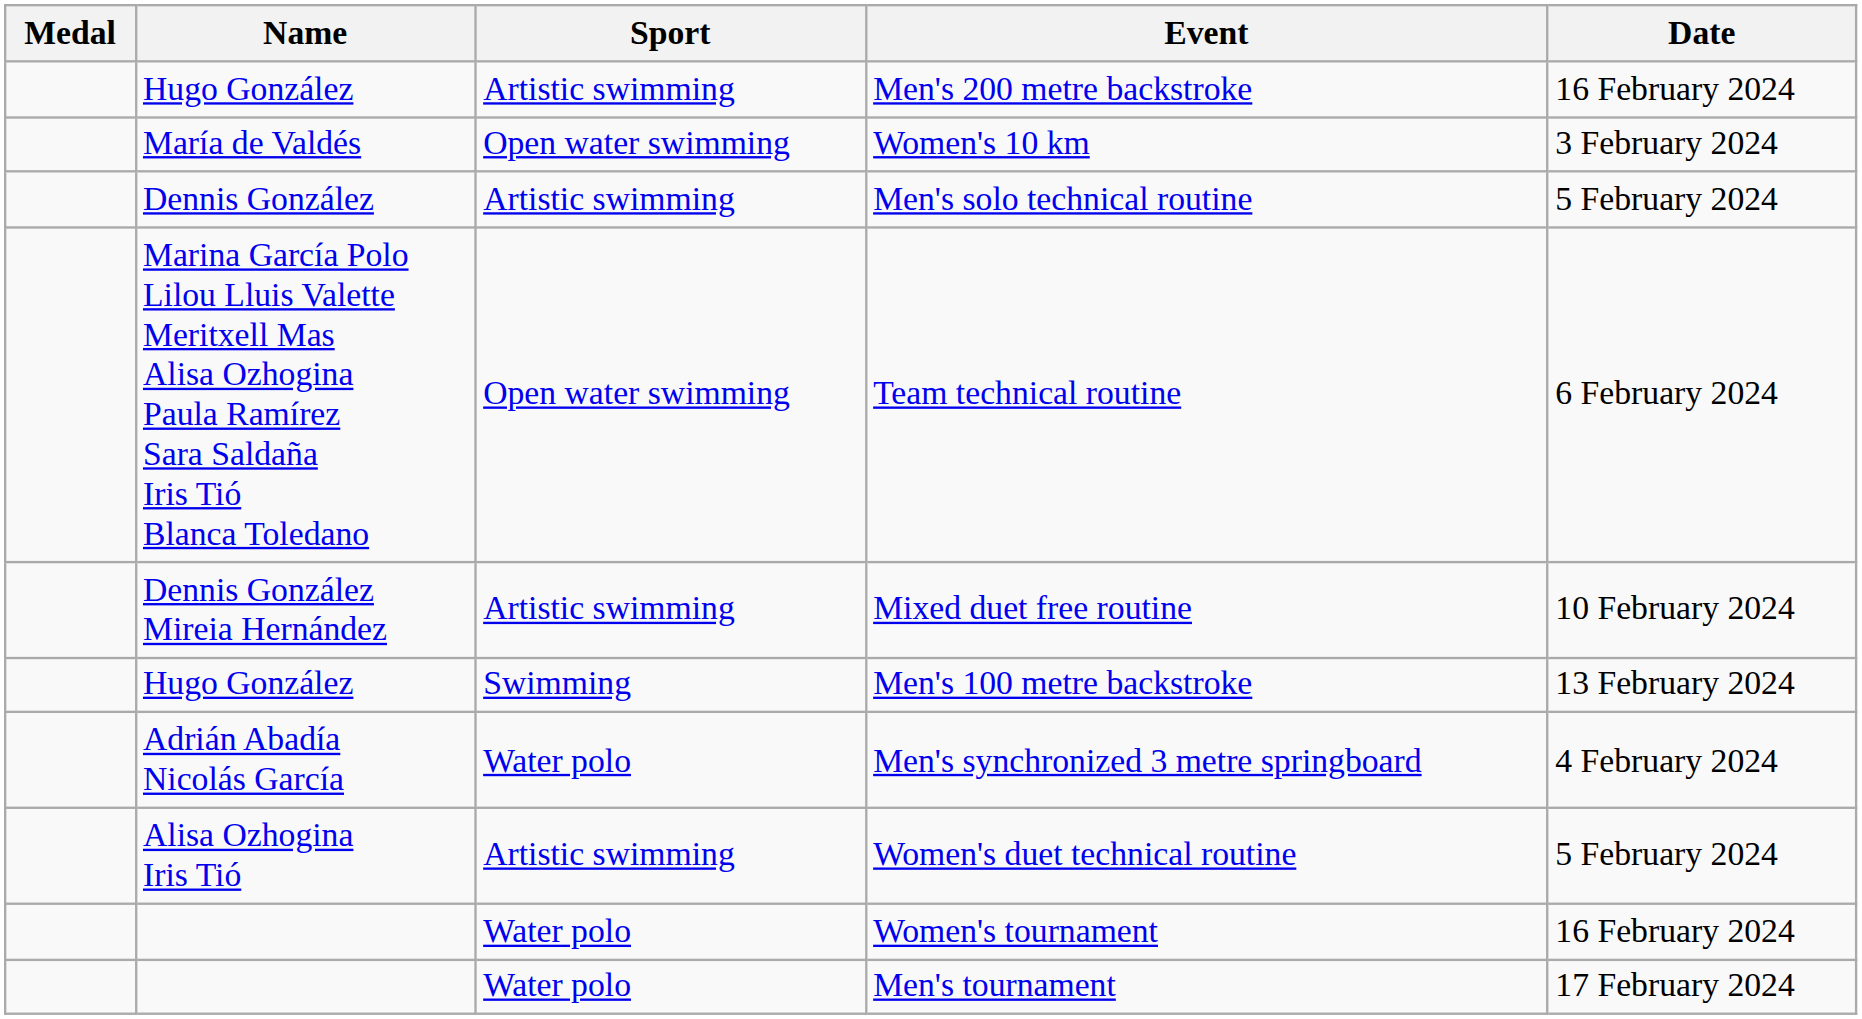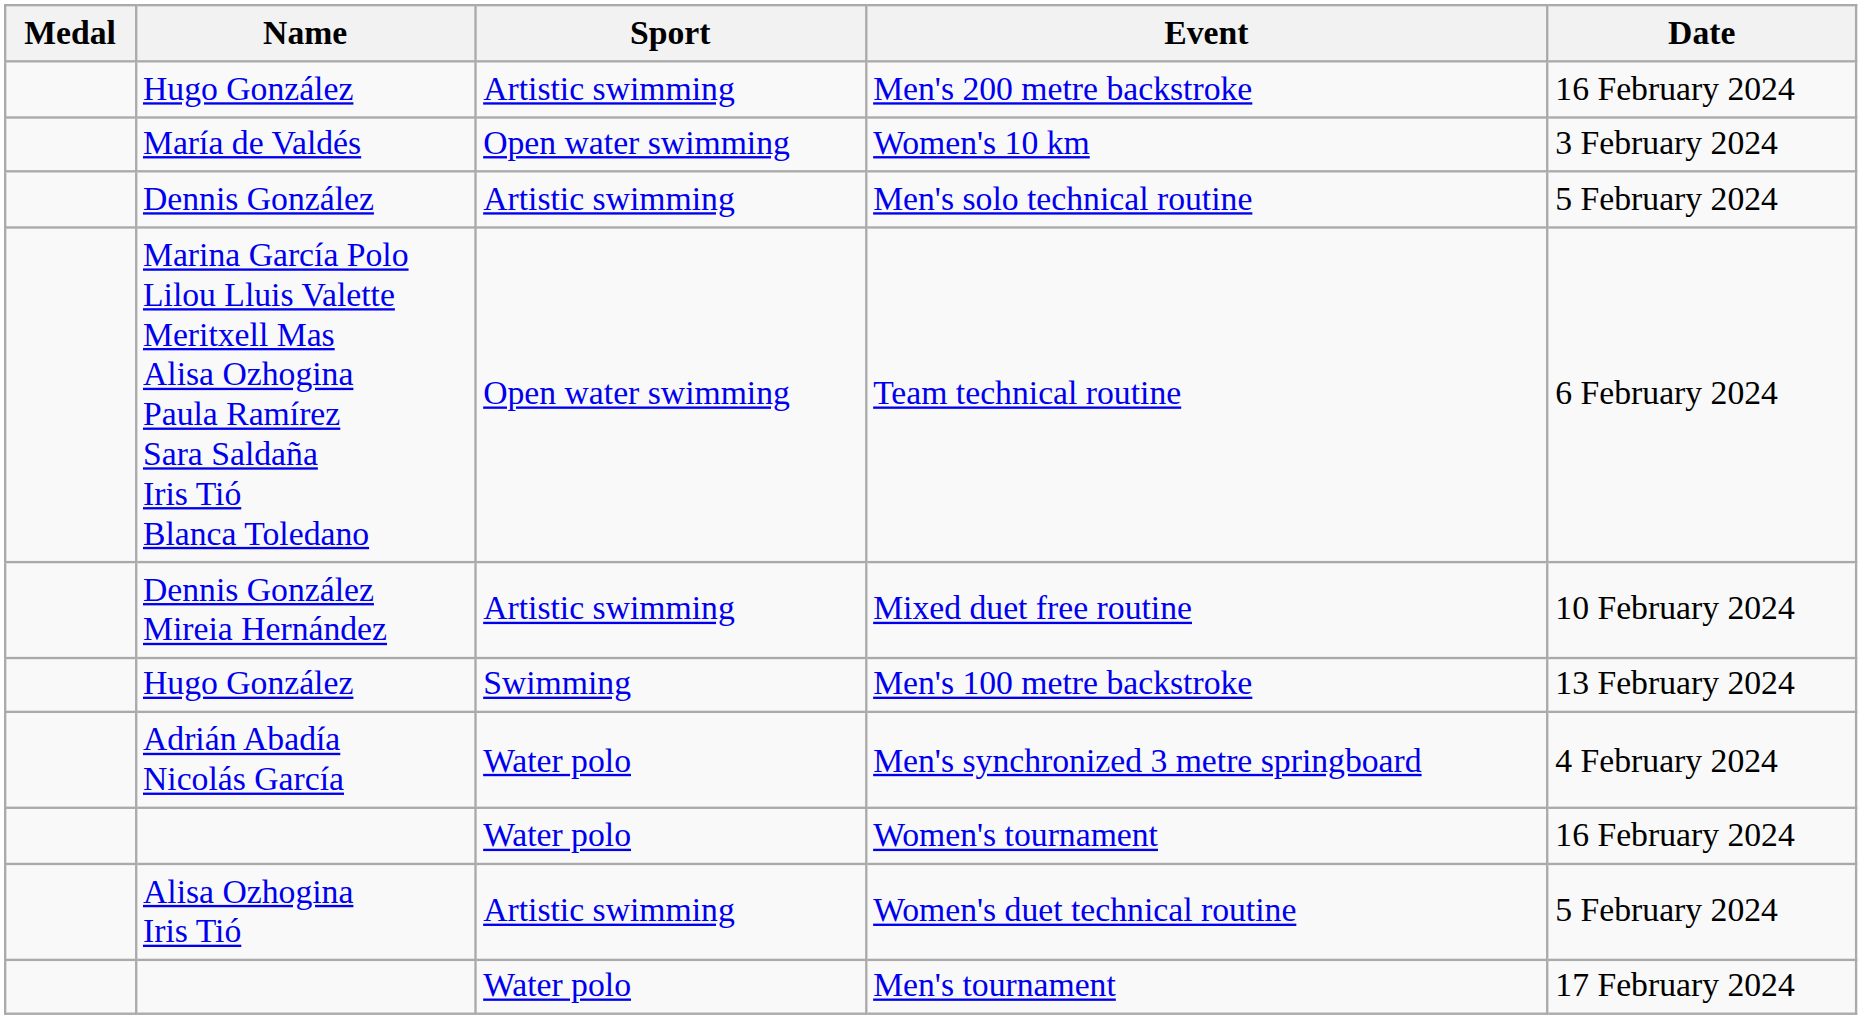rows swapped: (1085, 855) <-> (1016, 930)
